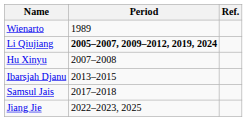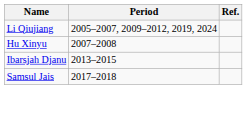- row: (25, 28)
(144, 44) bold -> (144, 28) normal
- row: (24, 108)
